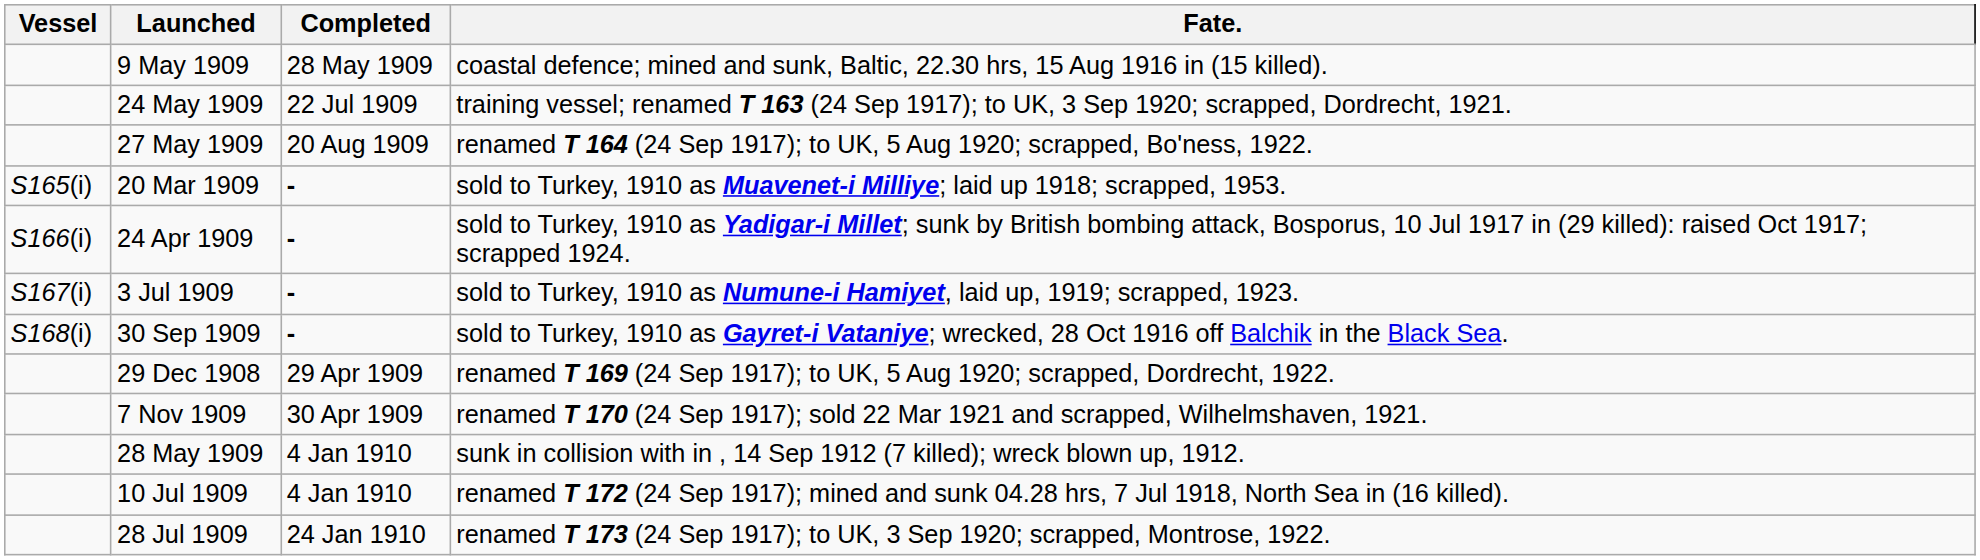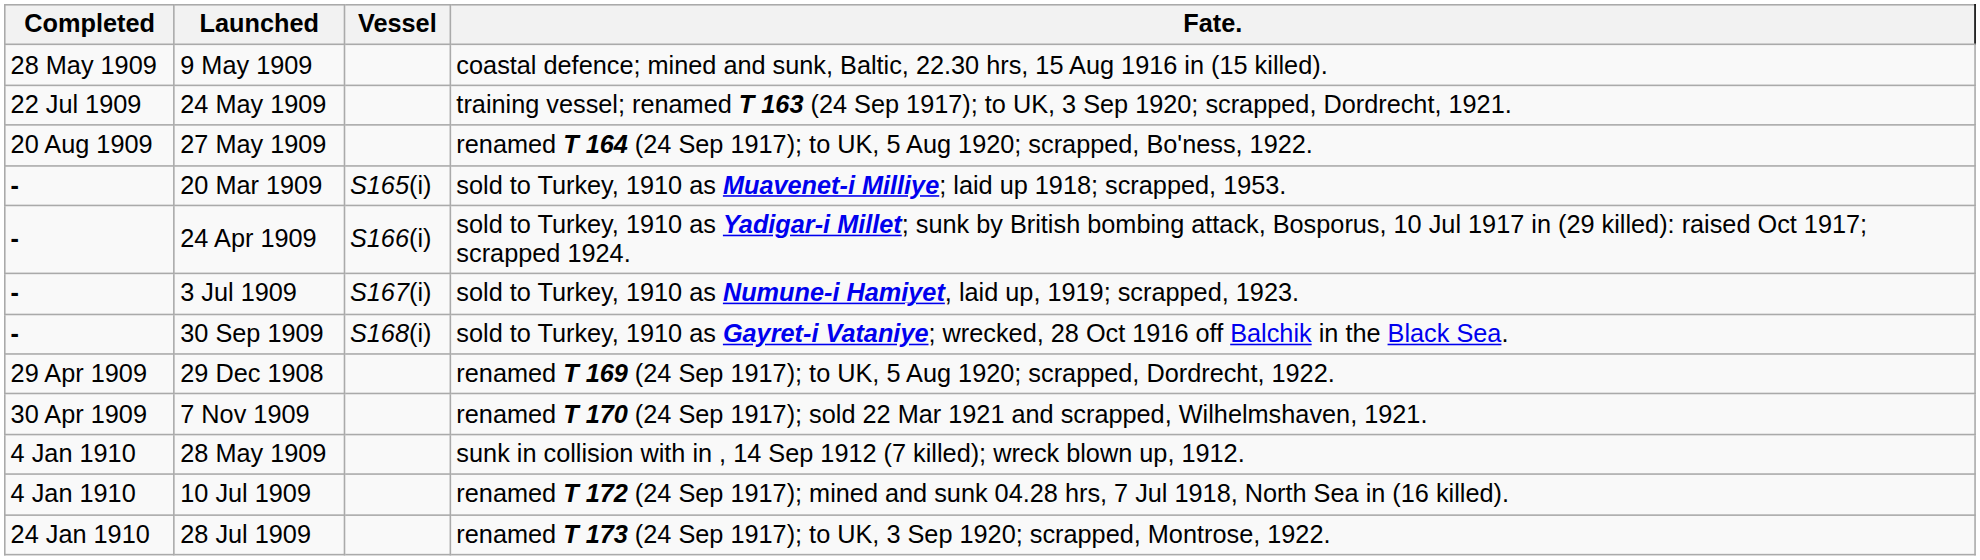columns swapped: (58, 24) <-> (366, 24)
